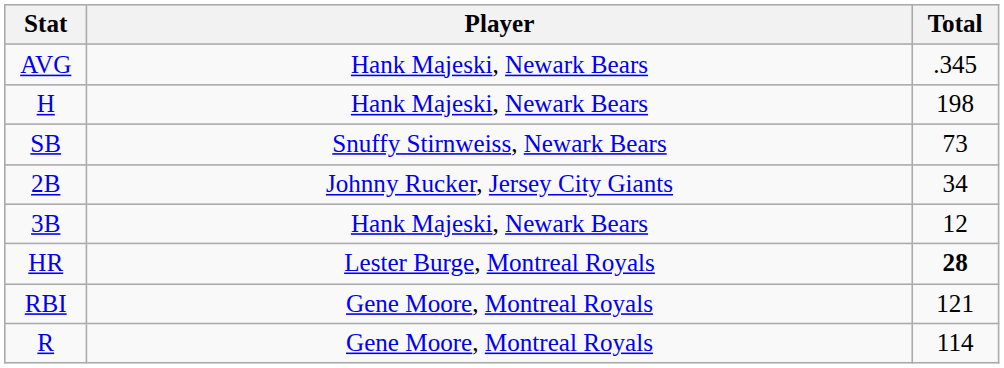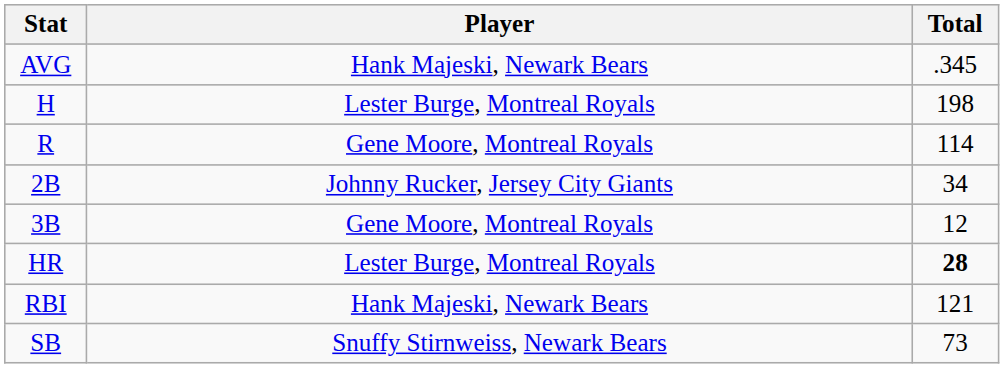(499, 104) Hank Majeski, Newark Bears -> (499, 104) Lester Burge, Montreal Royals
rows swapped: (46, 343) <-> (46, 143)
(499, 223) Hank Majeski, Newark Bears -> (499, 223) Gene Moore, Montreal Royals
(499, 303) Gene Moore, Montreal Royals -> (499, 303) Hank Majeski, Newark Bears
